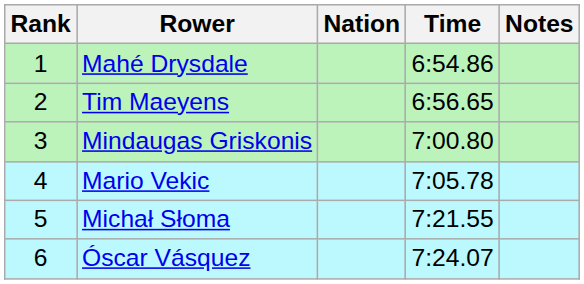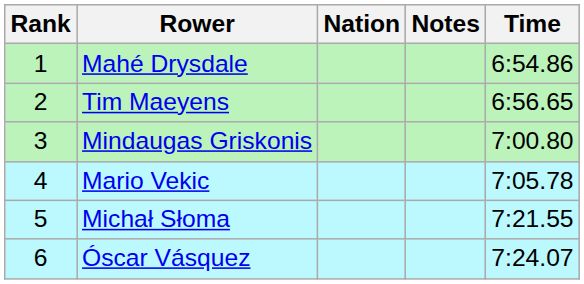columns swapped: (453, 24) <-> (539, 24)
